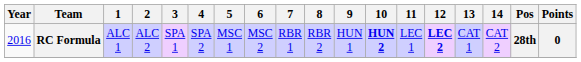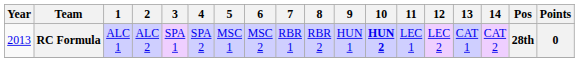(19, 40) 2016 -> (19, 40) 2013
(440, 40) bold -> (439, 40) normal
